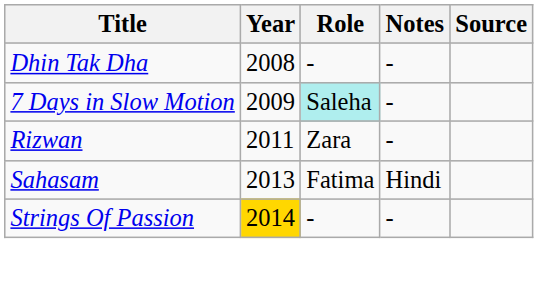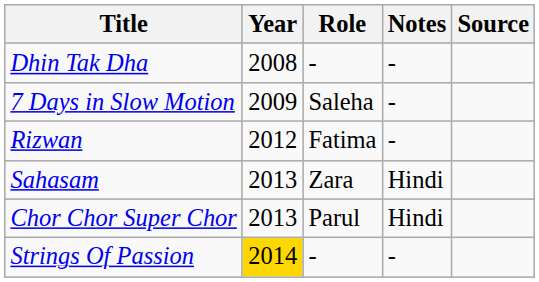(339, 101) paleturquoise background -> (341, 101) no background
(270, 140) 2011 -> (273, 140) 2012
(329, 140) Zara -> (342, 140) Fatima
(340, 179) Fatima -> (331, 179) Zara
+ row: (124, 218)
